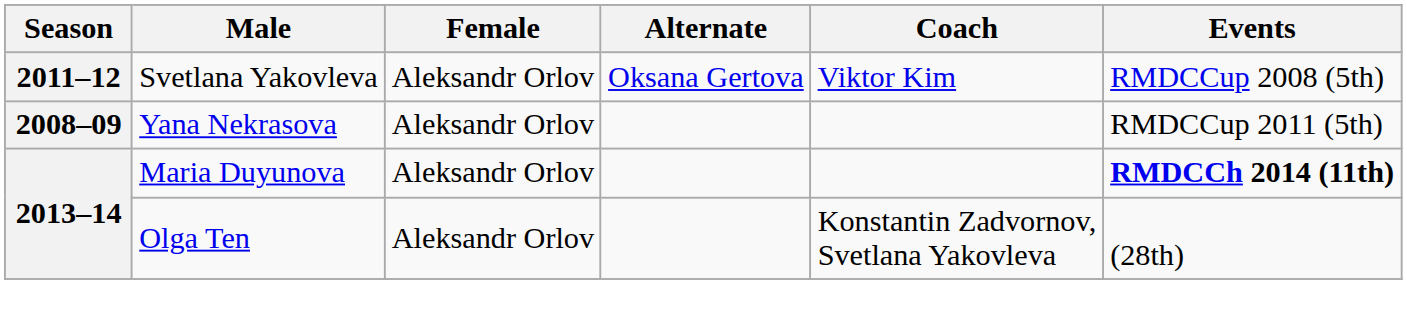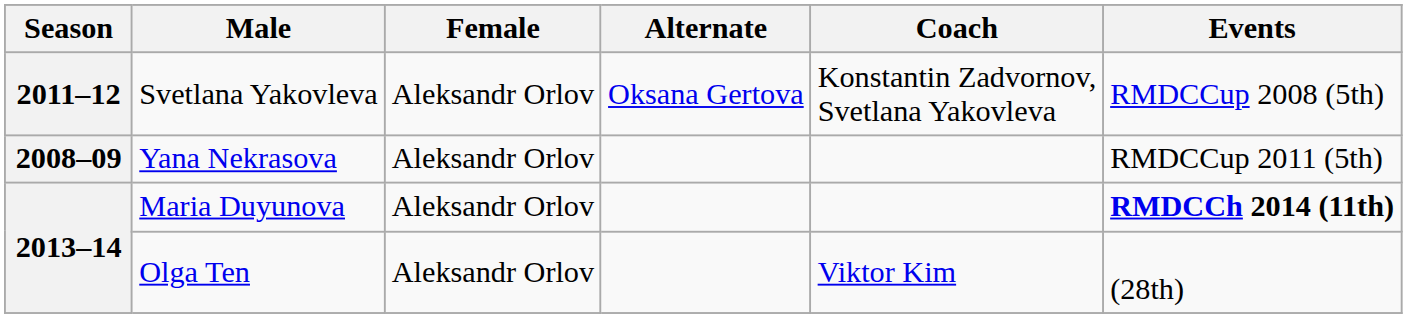(887, 76) Viktor Kim -> (957, 93) Konstantin Zadvornov, Svetlana Yakovleva
(957, 237) Konstantin Zadvornov, Svetlana Yakovleva -> (887, 271) Viktor Kim
